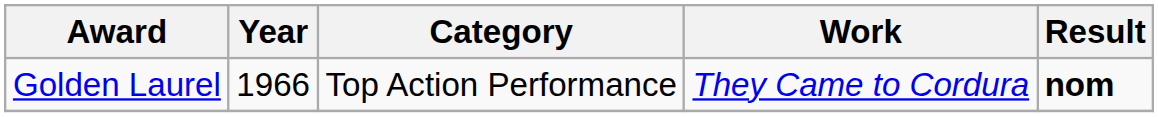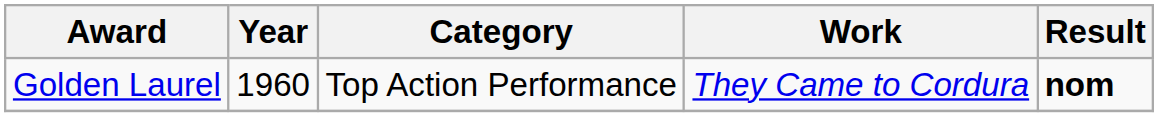(273, 84) 1966 -> (273, 84) 1960
